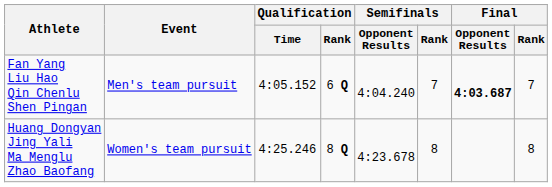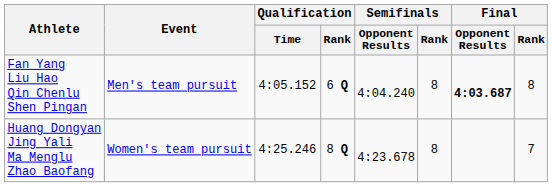(434, 87) 7 -> (434, 87) 8
(531, 87) 7 -> (531, 87) 8
(531, 150) 8 -> (531, 150) 7
